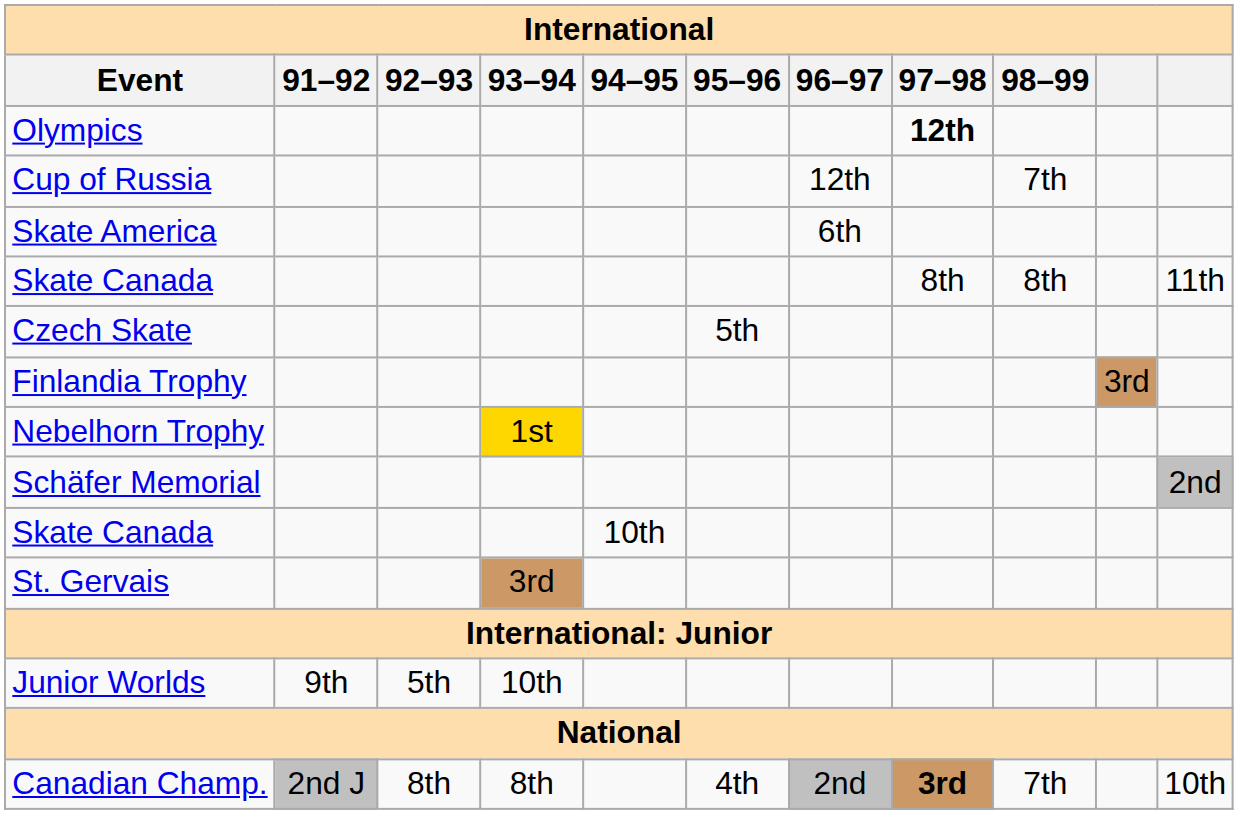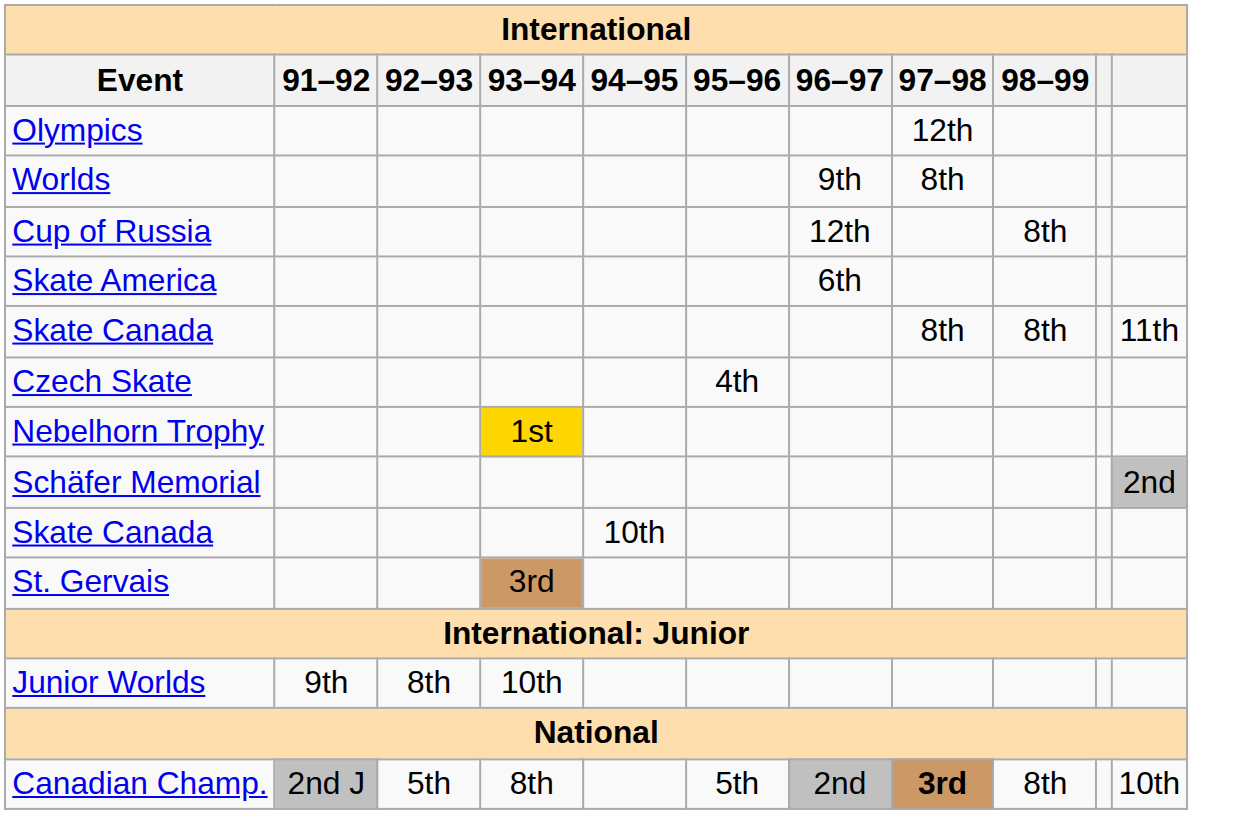(943, 130) bold -> (943, 130) normal
+ row: (61, 180)
(1045, 180) 7th -> (1045, 230) 8th
(737, 331) 5th -> (737, 381) 4th
- row: (129, 381)
(429, 682) 5th -> (429, 682) 8th
(429, 783) 8th -> (429, 783) 5th
(737, 783) 4th -> (737, 783) 5th
(1045, 783) 7th -> (1045, 783) 8th
